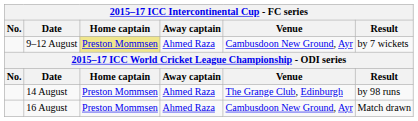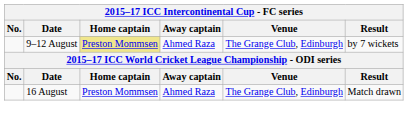(289, 44) Cambusdoon New Ground, Ayr -> (284, 44) The Grange Club, Edinburgh
- row: (47, 92)
(289, 108) Cambusdoon New Ground, Ayr -> (284, 92) The Grange Club, Edinburgh
